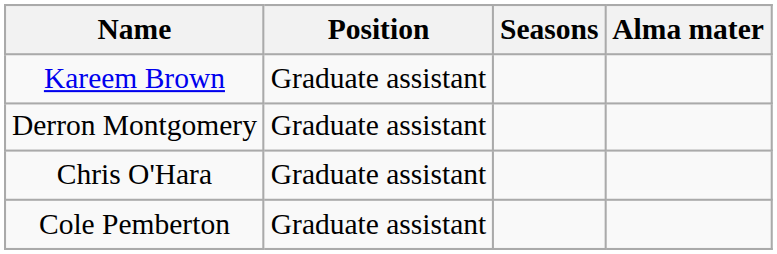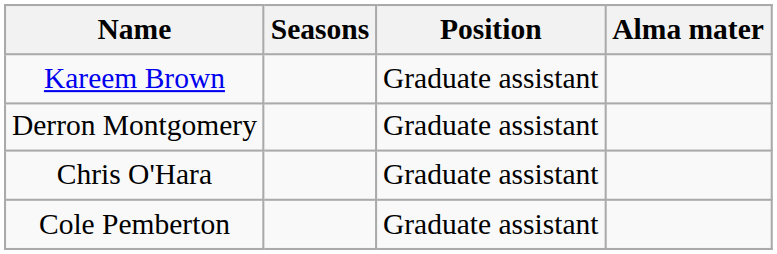columns swapped: (378, 29) <-> (549, 29)
